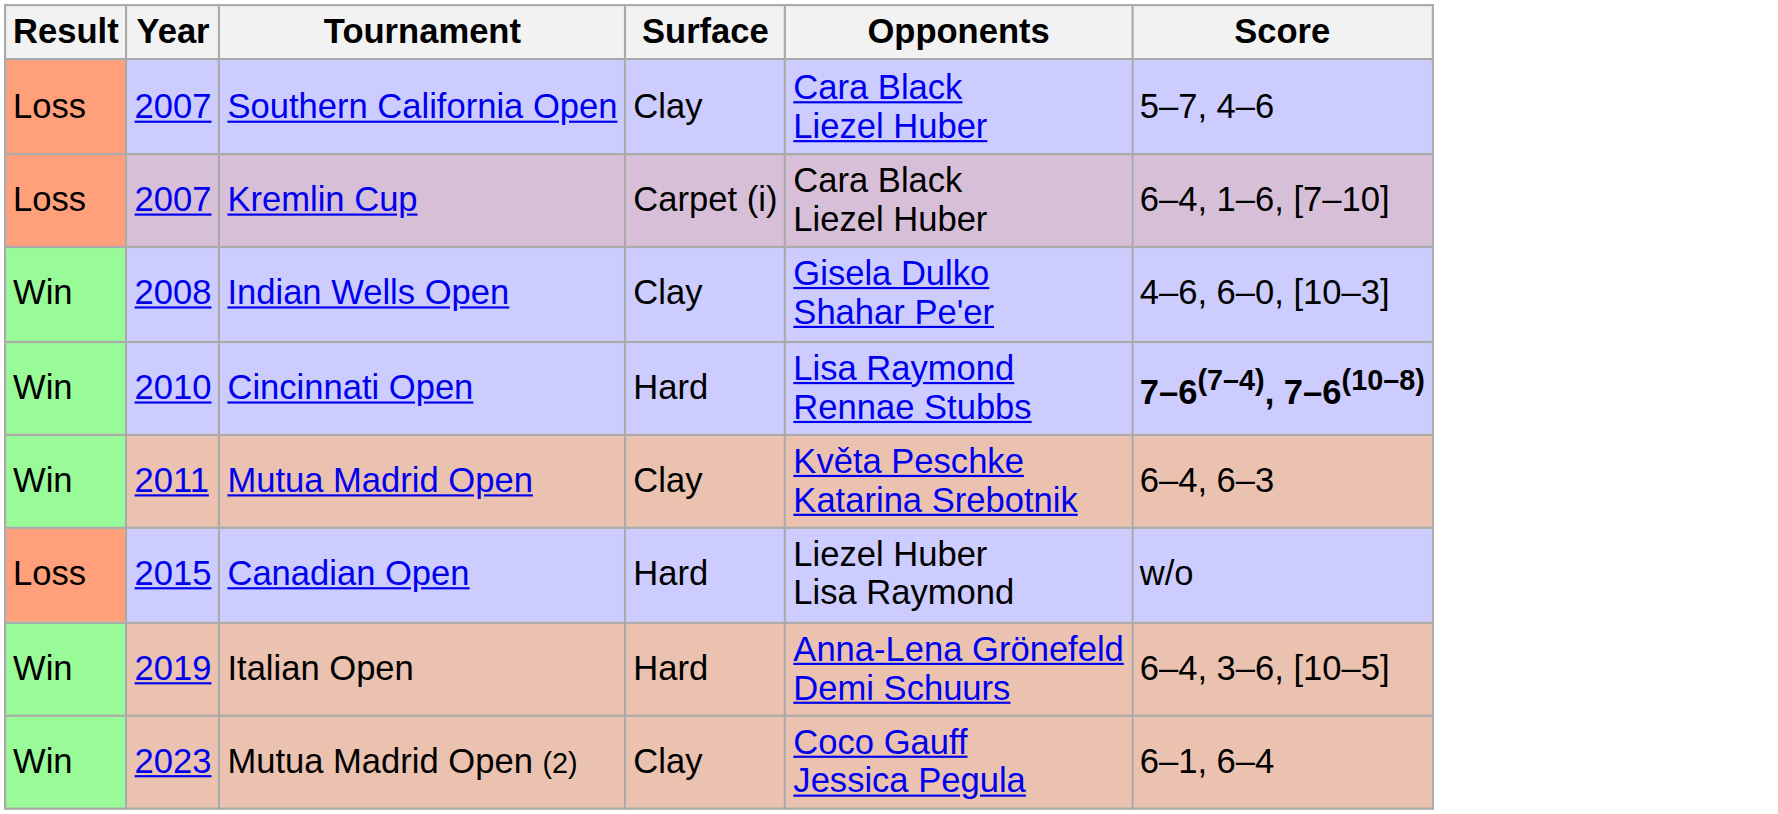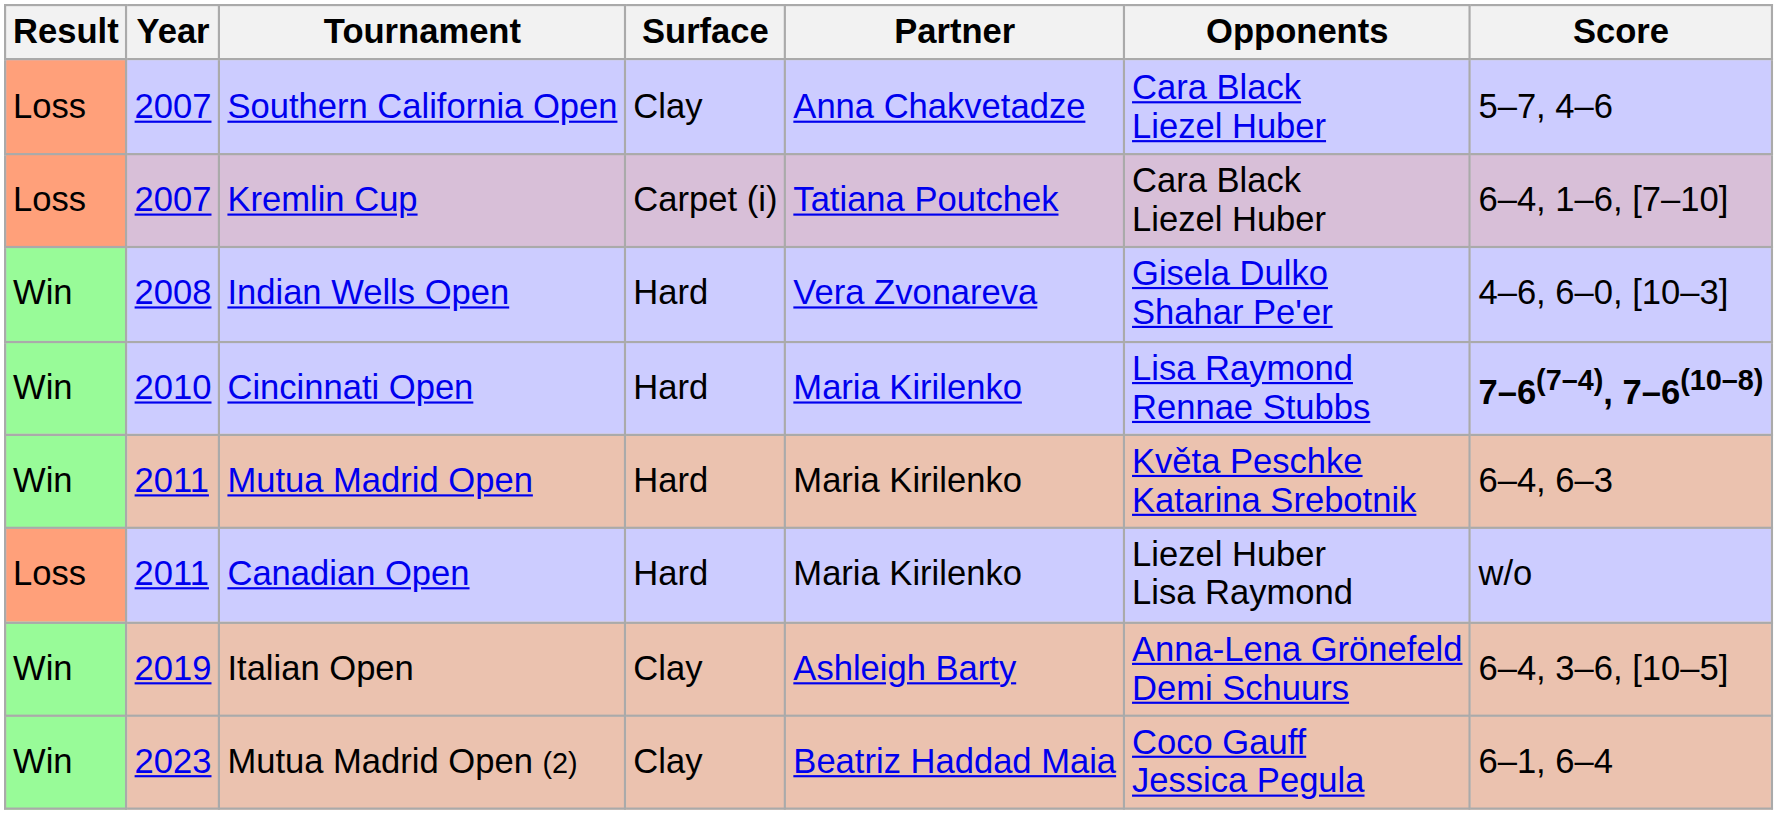+ column: (955, 31)
(668, 293) Clay -> (671, 293) Hard
(668, 480) Clay -> (671, 480) Hard
(173, 574) 2015 -> (172, 574) 2011
(671, 668) Hard -> (668, 668) Clay
